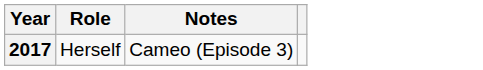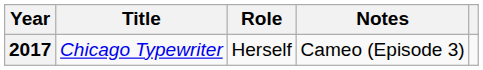+ column: (141, 19)
